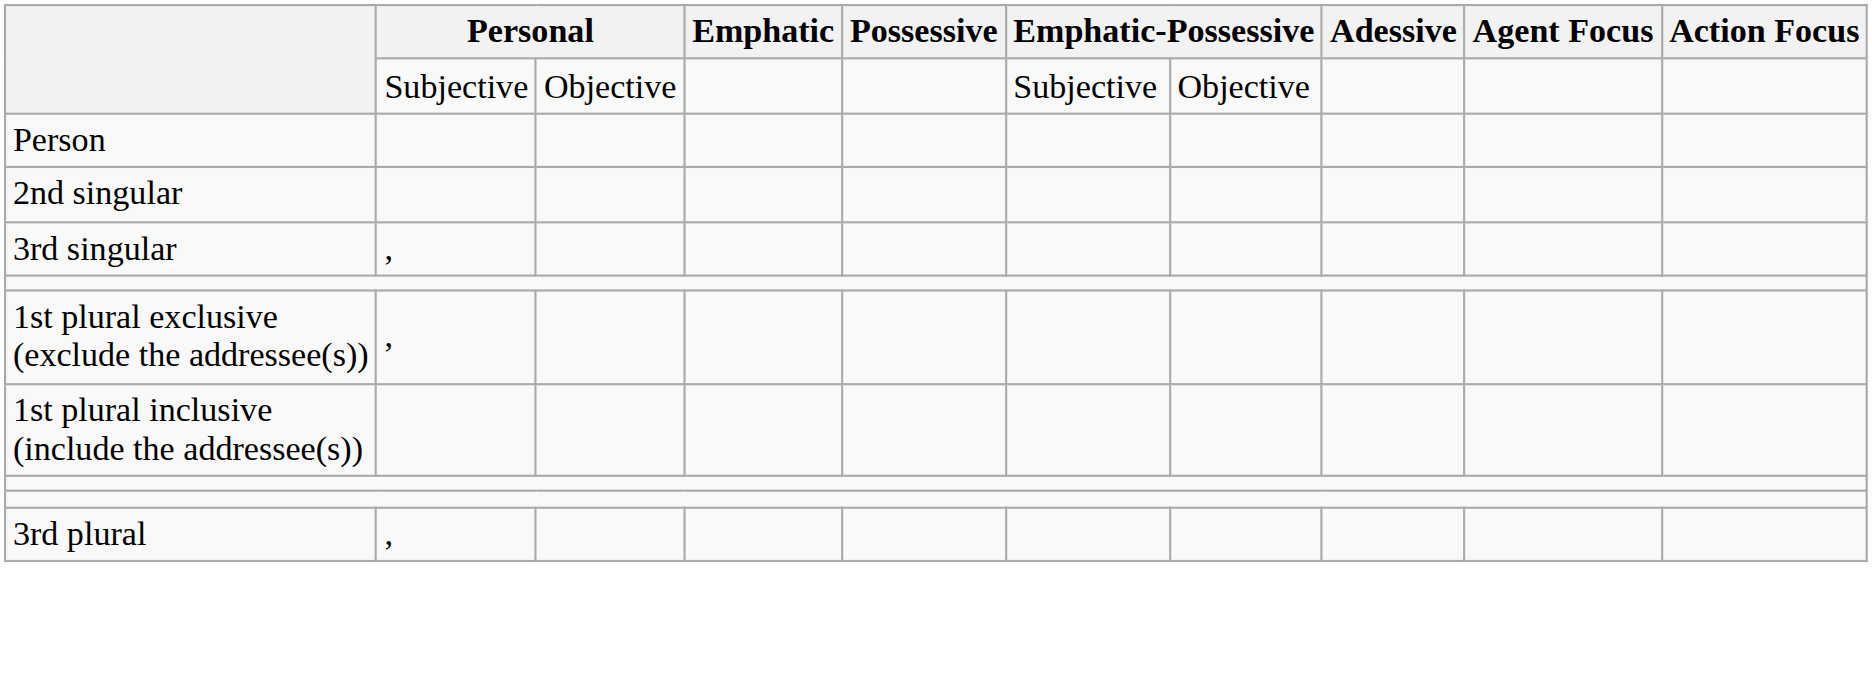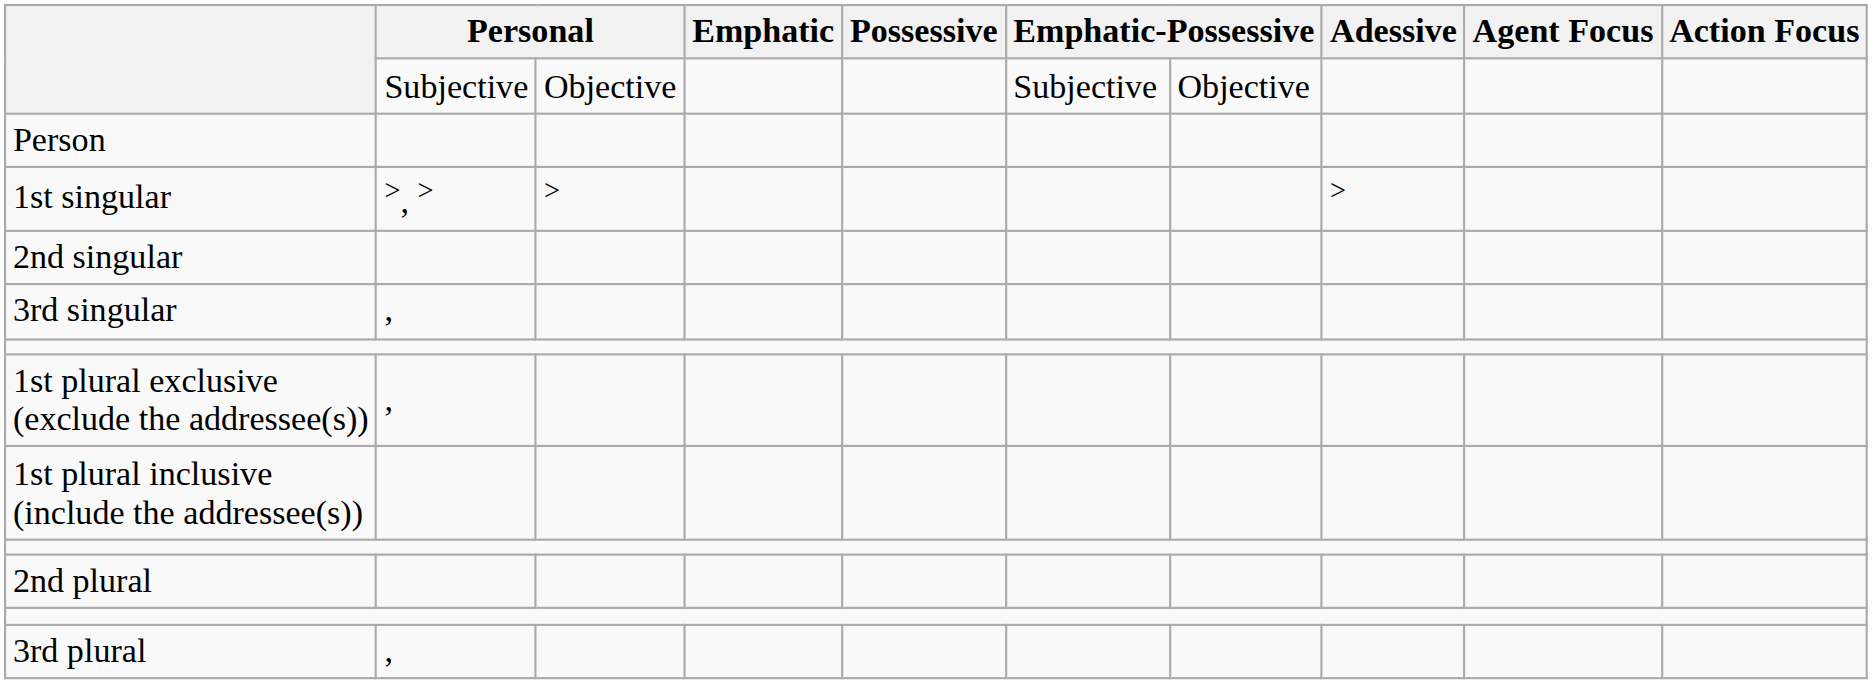+ row: (92, 198)
+ row: (82, 581)
